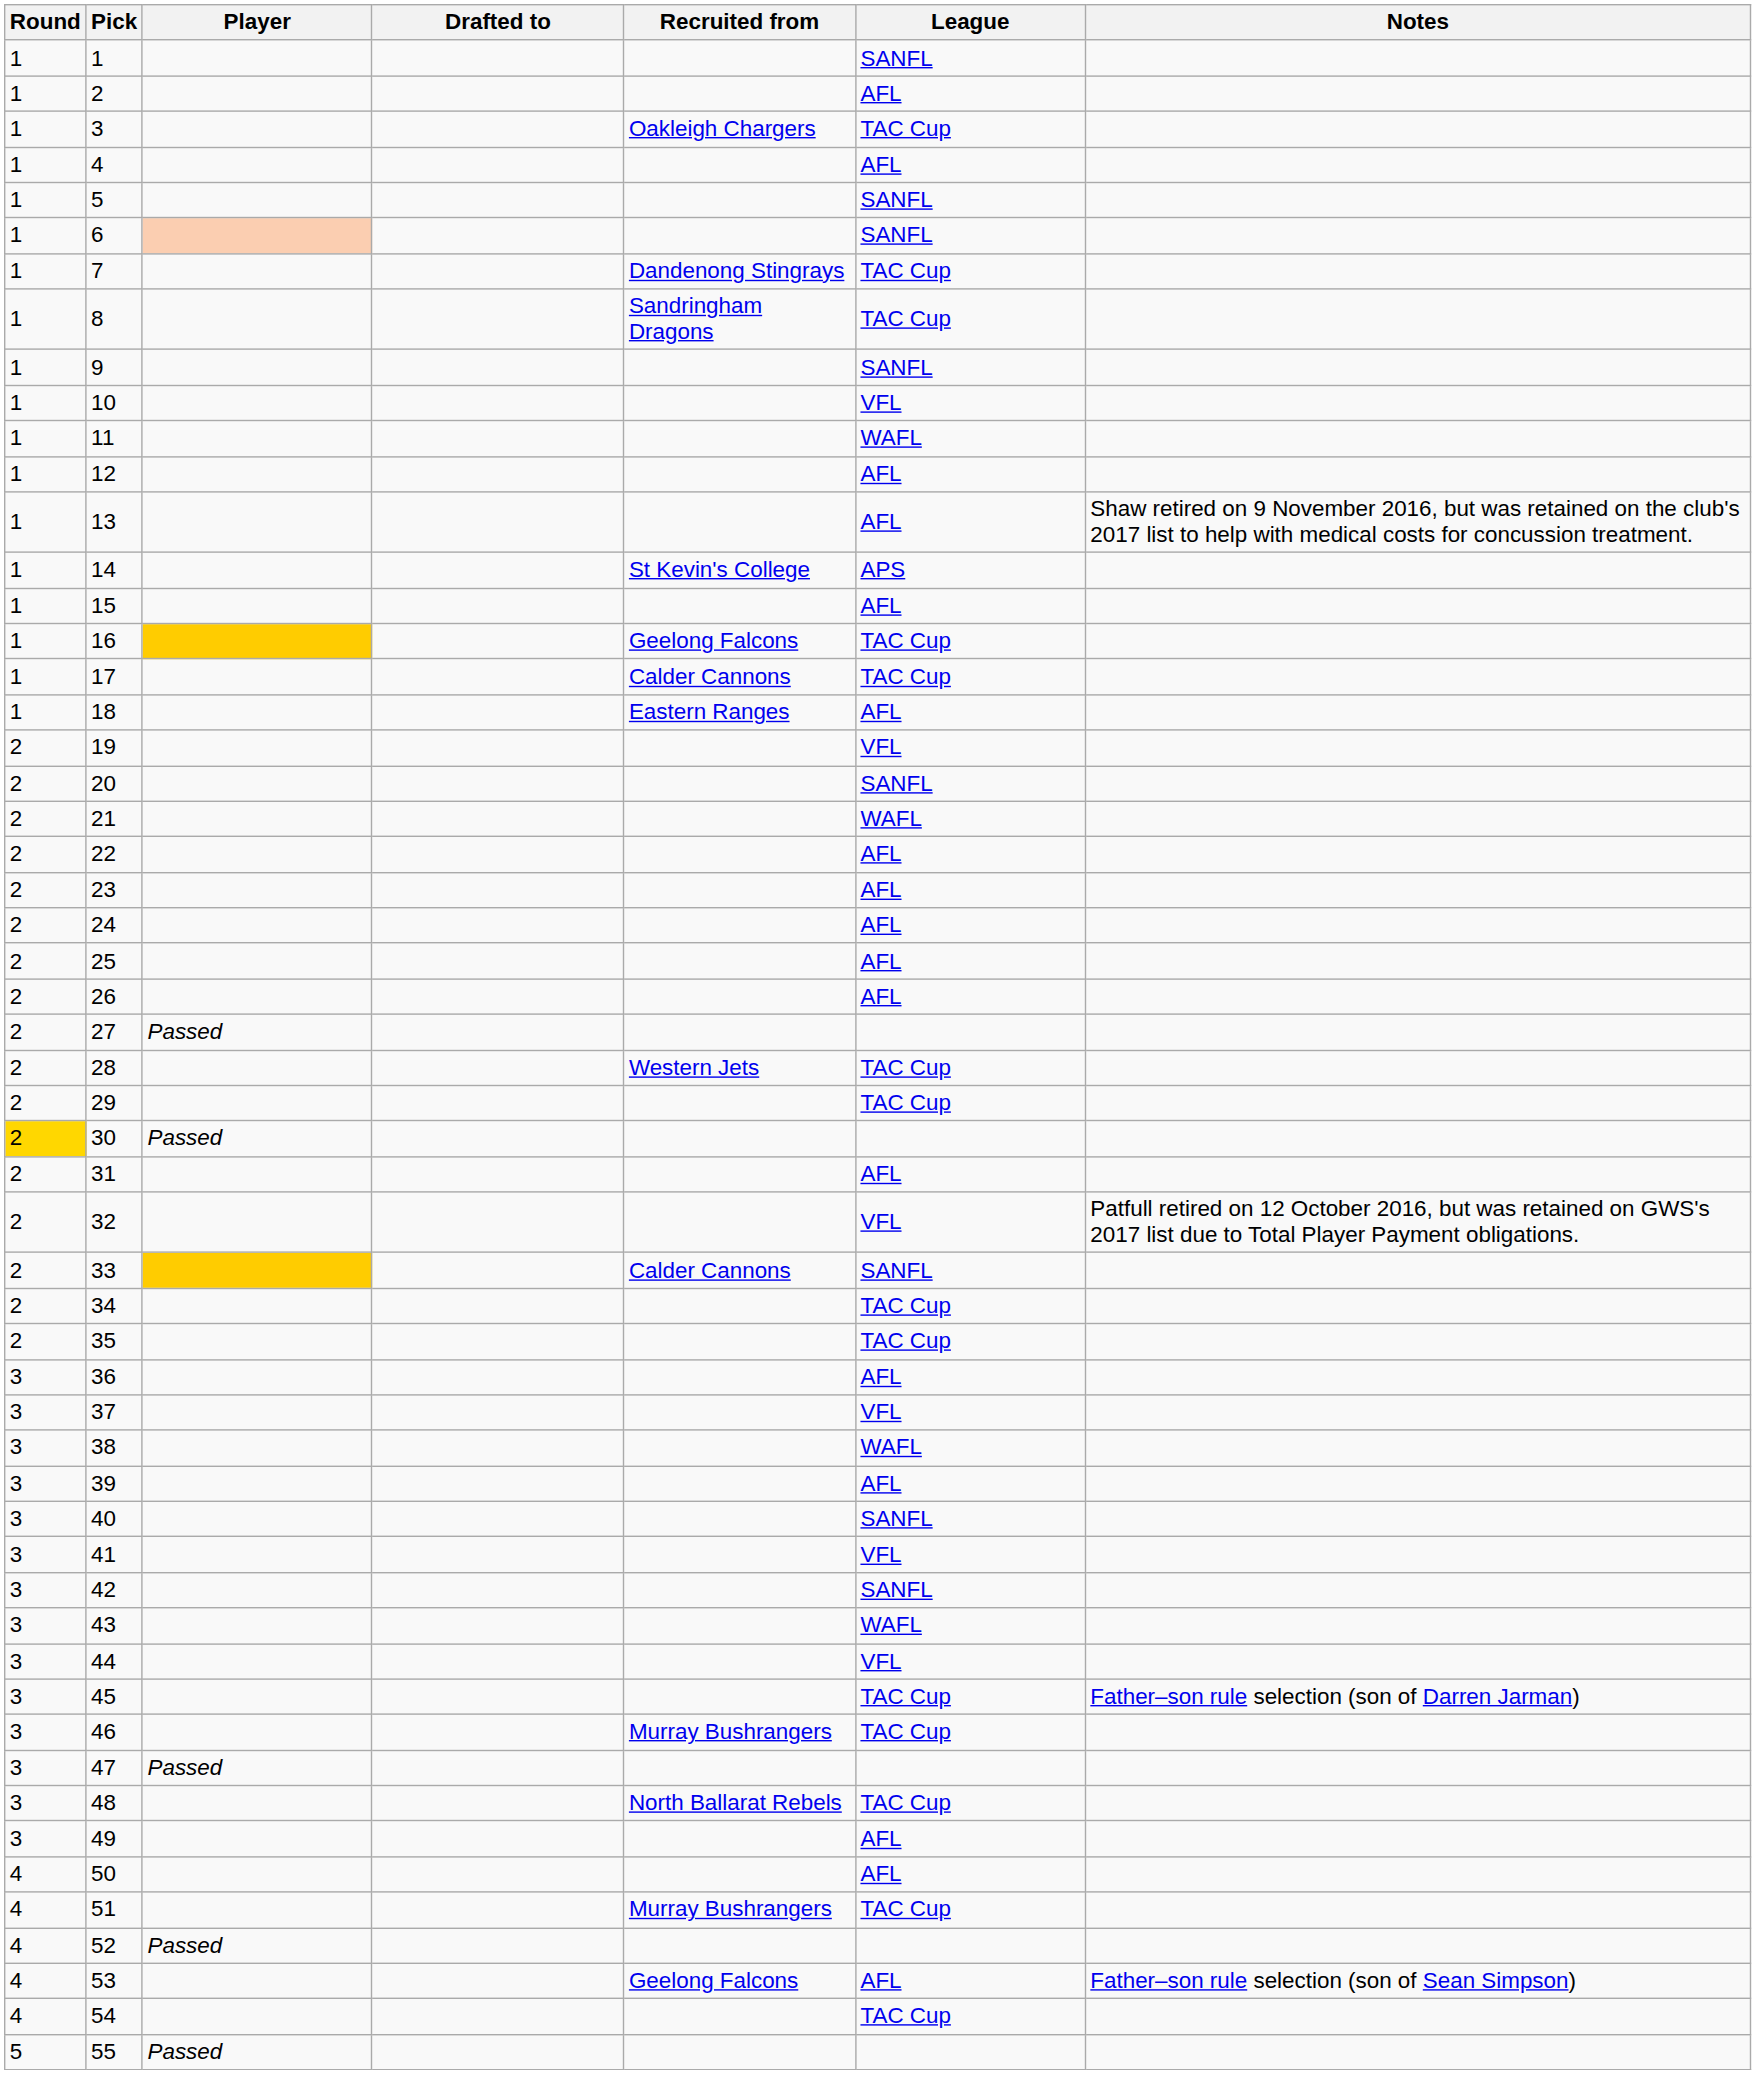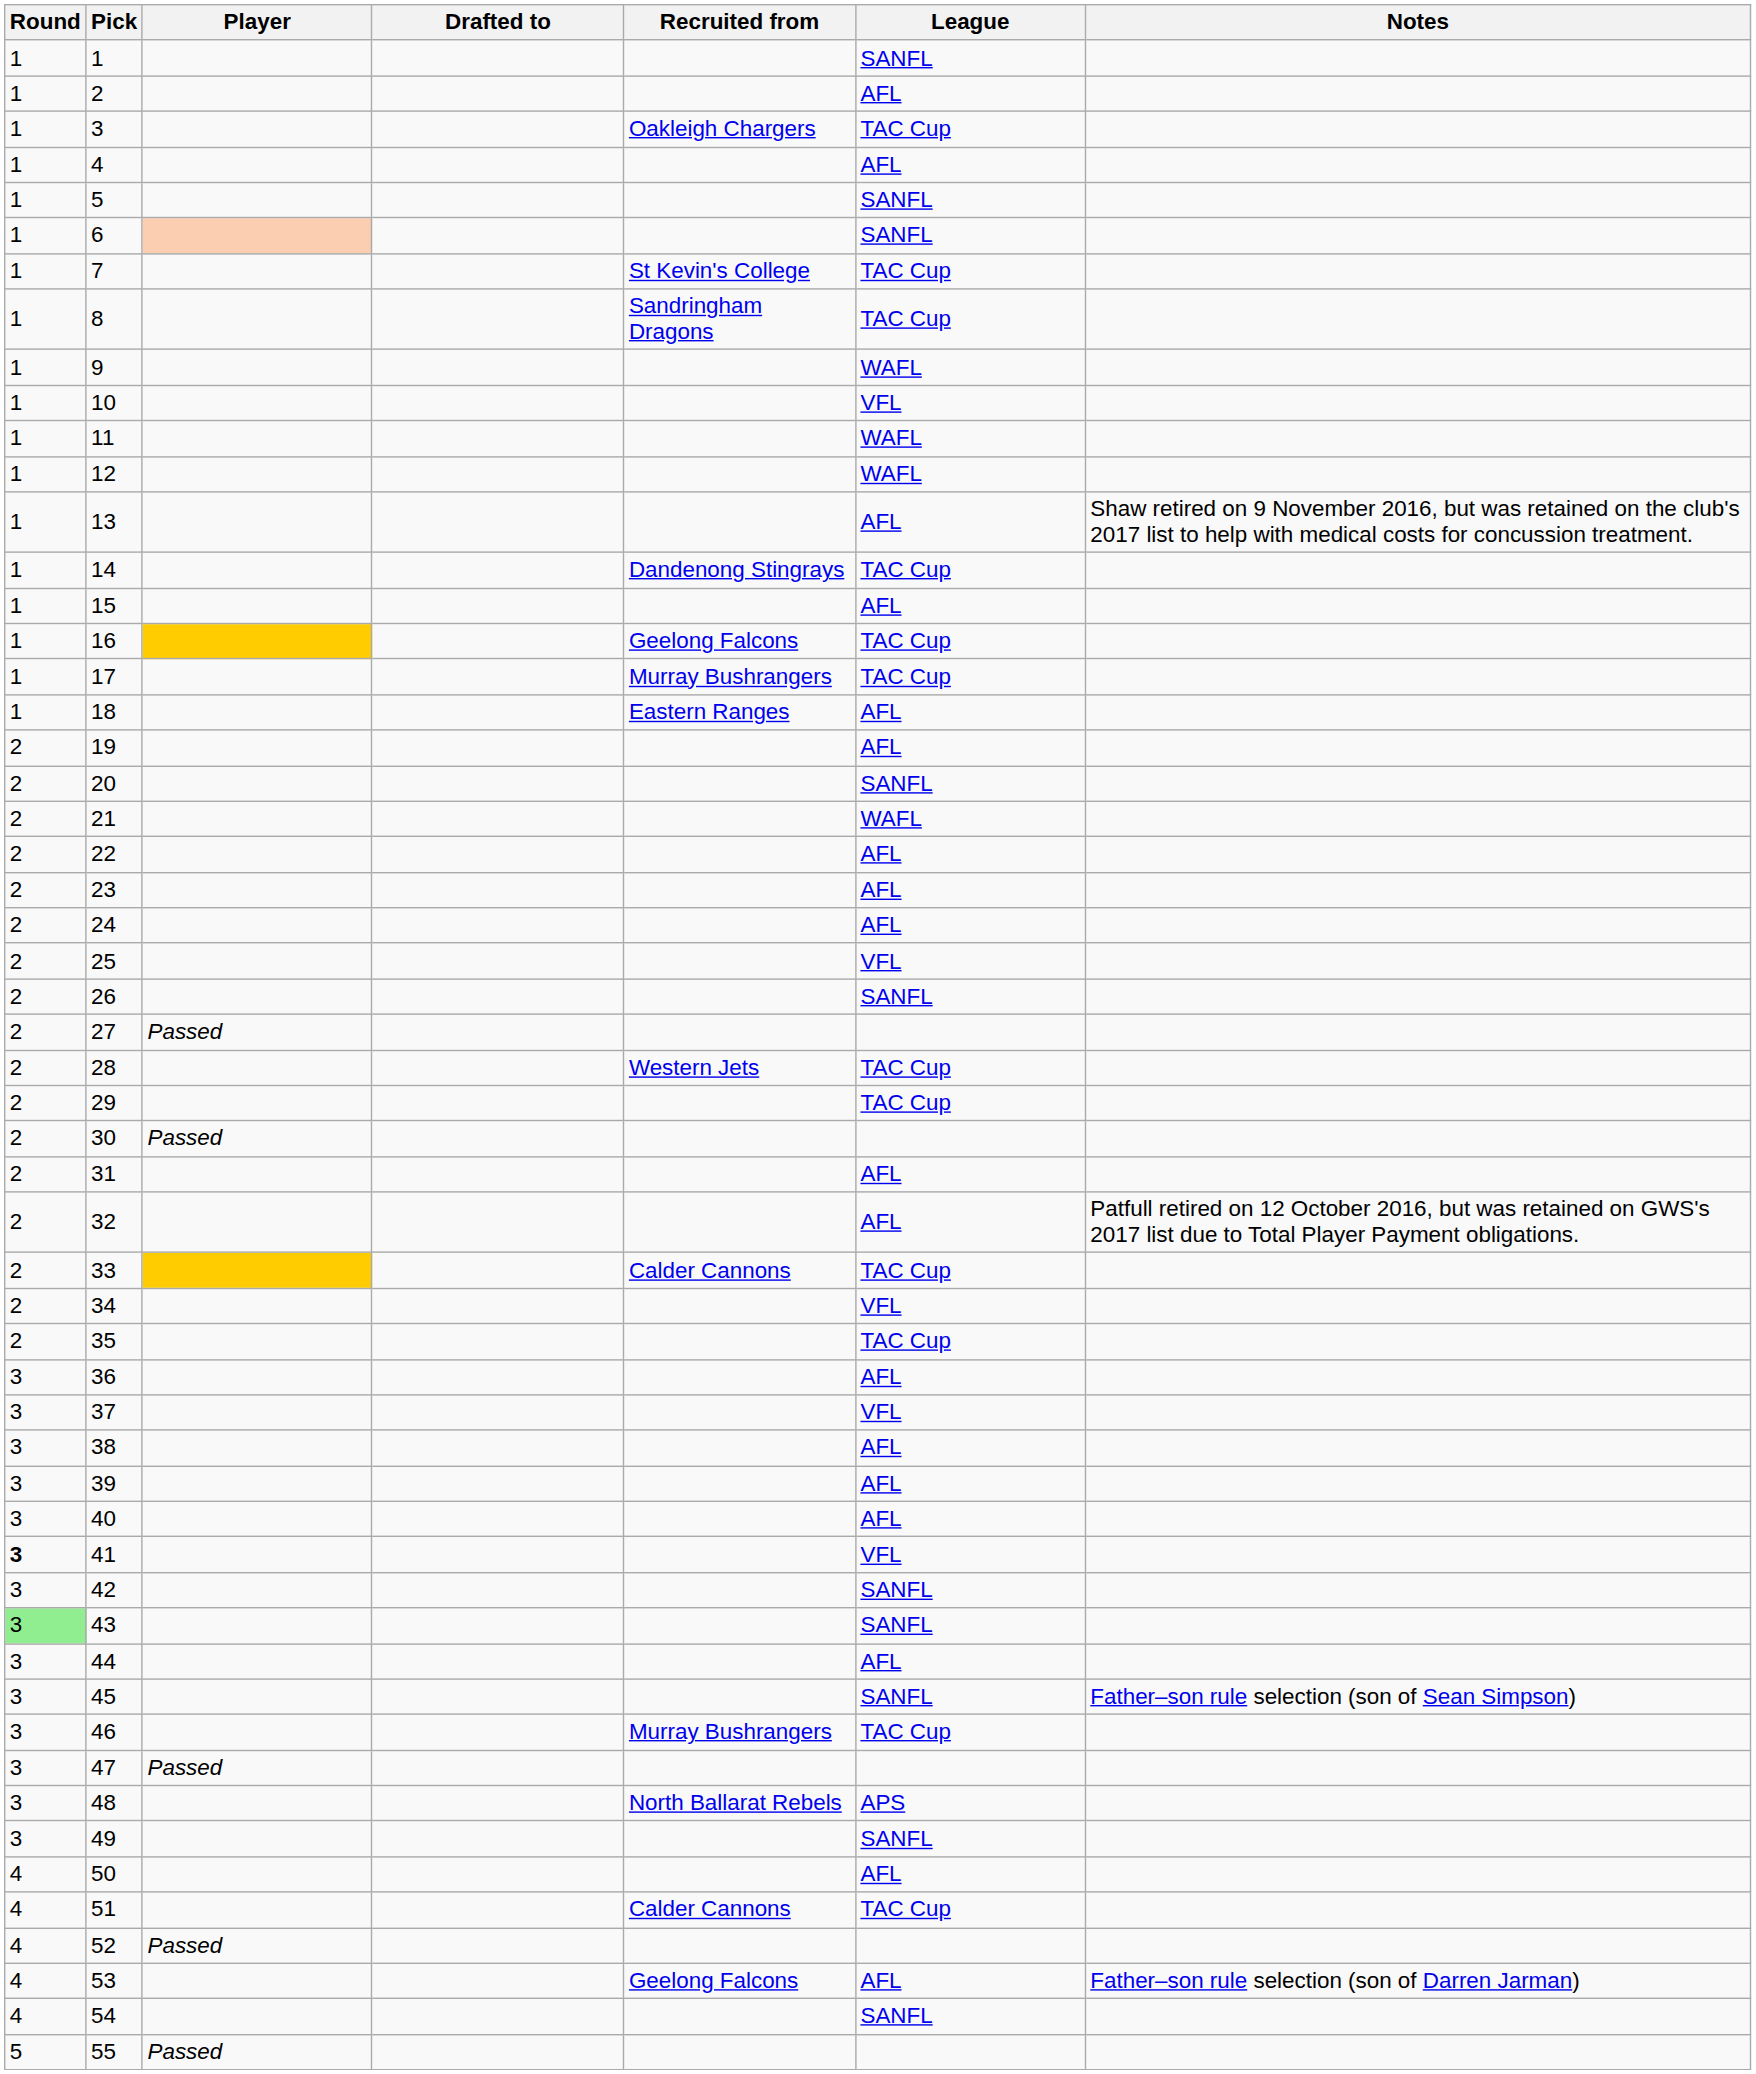(737, 270) Dandenong Stingrays -> (719, 270) St Kevin's College
(897, 367) SANFL -> (891, 367) WAFL
(881, 473) AFL -> (891, 473) WAFL
(719, 570) St Kevin's College -> (737, 570) Dandenong Stingrays
(883, 570) APS -> (906, 570) TAC Cup
(710, 676) Calder Cannons -> (730, 676) Murray Bushrangers
(881, 747) VFL -> (881, 747) AFL
(881, 960) AFL -> (881, 960) VFL
(881, 996) AFL -> (897, 996) SANFL
(16, 1138) gold background -> (16, 1138) no background
(881, 1222) VFL -> (881, 1222) AFL
(897, 1270) SANFL -> (906, 1270) TAC Cup
(906, 1305) TAC Cup -> (881, 1305) VFL
(891, 1447) WAFL -> (881, 1447) AFL
(897, 1518) SANFL -> (881, 1518) AFL
(16, 1554) normal -> (16, 1554) bold
(16, 1625) no background -> (16, 1625) lightgreen background
(891, 1625) WAFL -> (897, 1625) SANFL
(881, 1660) VFL -> (881, 1660) AFL
(906, 1696) TAC Cup -> (897, 1696) SANFL
(1335, 1696) Father–son rule selection (son of Darren Jarman) -> (1333, 1696) Father–son rule selection (son of Sean Simpson)
(906, 1803) TAC Cup -> (883, 1803) APS
(881, 1838) AFL -> (897, 1838) SANFL
(730, 1909) Murray Bushrangers -> (710, 1909) Calder Cannons
(1333, 1980) Father–son rule selection (son of Sean Simpson) -> (1335, 1980) Father–son rule selection (son of Darren Jarman)
(906, 2016) TAC Cup -> (897, 2016) SANFL
